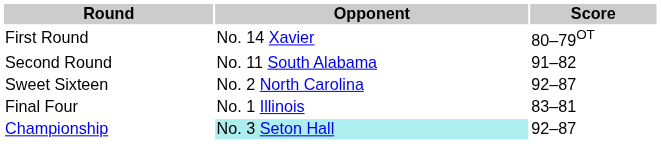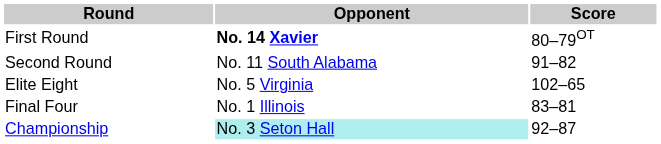(266, 38) normal -> (267, 38) bold
- row: (57, 85)
+ row: (41, 85)
